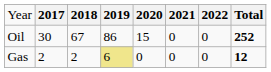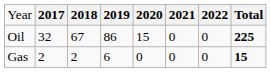(45, 36) 30 -> (45, 36) 32
(244, 36) 252 -> (244, 36) 225
(107, 57) khaki background -> (107, 57) no background
(241, 57) 12 -> (241, 57) 15
